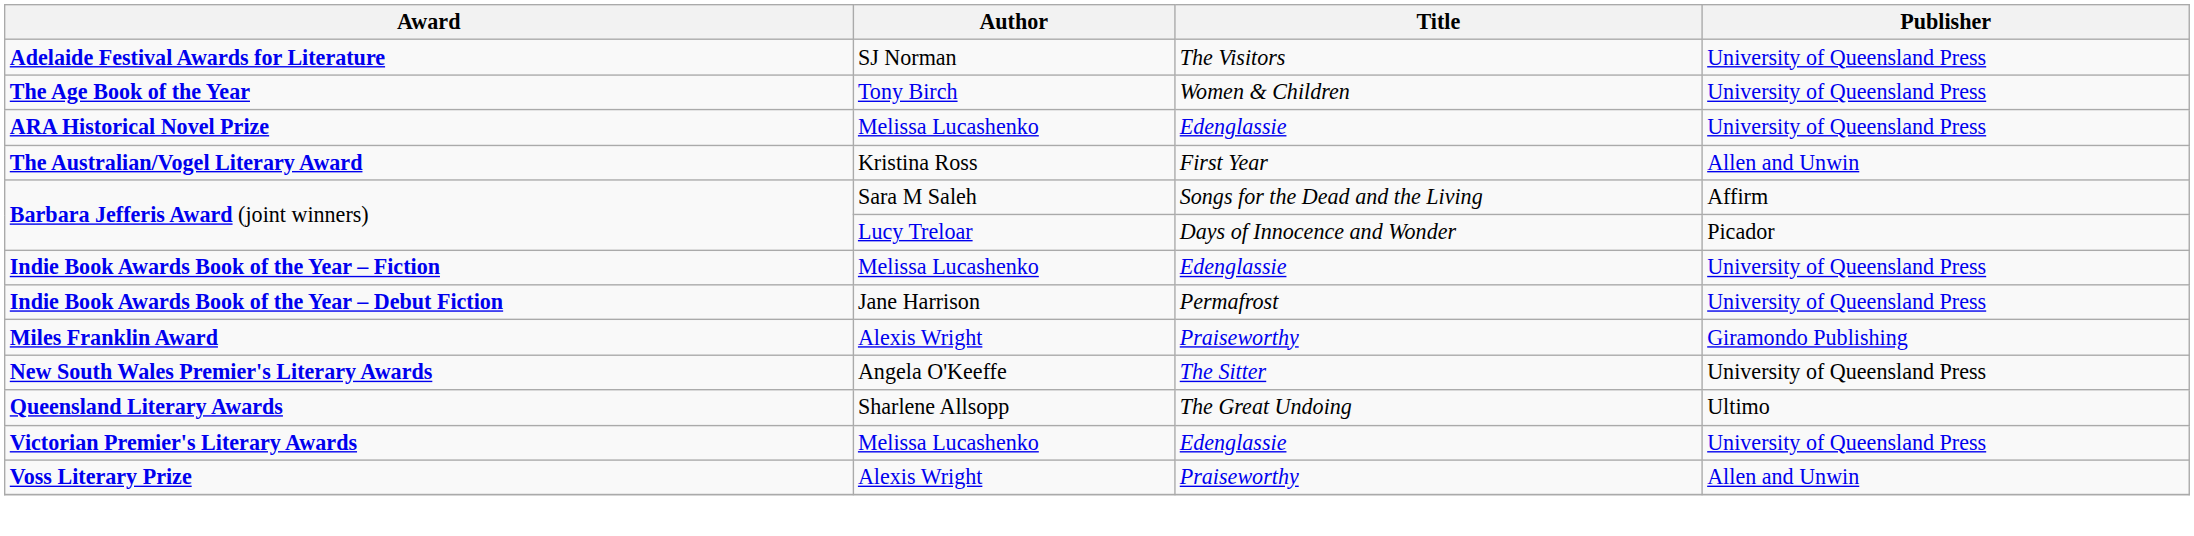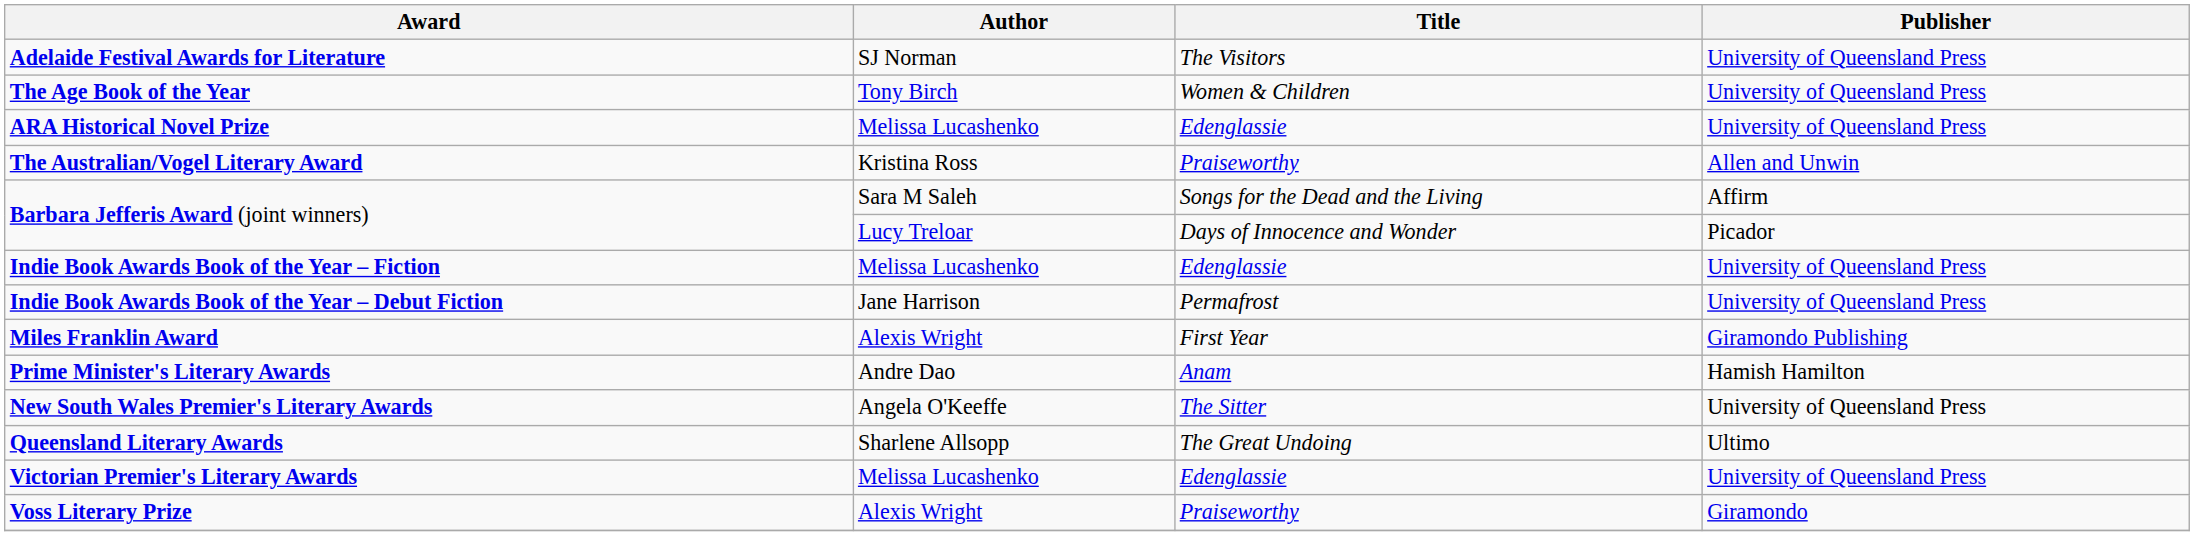(1224, 162) First Year -> (1239, 162) Praiseworthy
(1239, 337) Praiseworthy -> (1224, 337) First Year
+ row: (170, 372)
(1783, 477) Allen and Unwin -> (1757, 512) Giramondo
